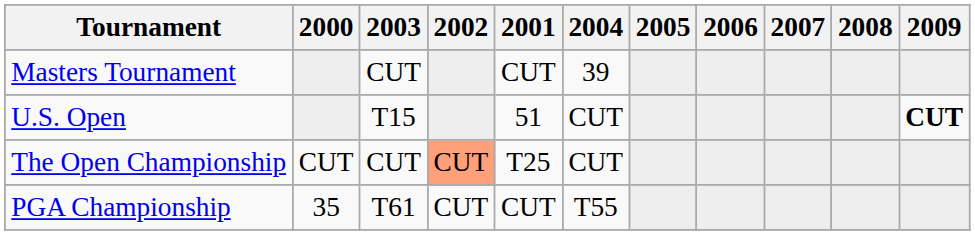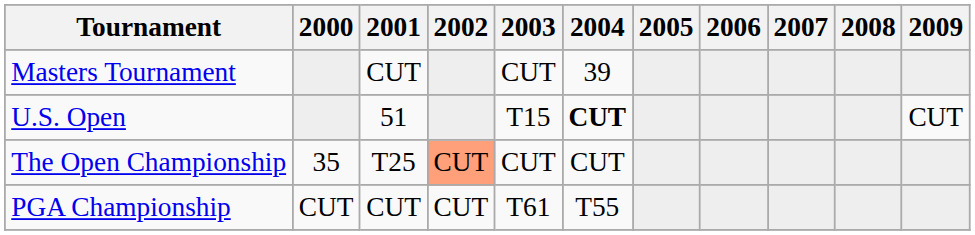columns swapped: (528, 27) <-> (394, 27)
(596, 117) normal -> (597, 117) bold
(934, 117) bold -> (936, 117) normal
(326, 162) CUT -> (326, 162) 35
(326, 207) 35 -> (326, 207) CUT
